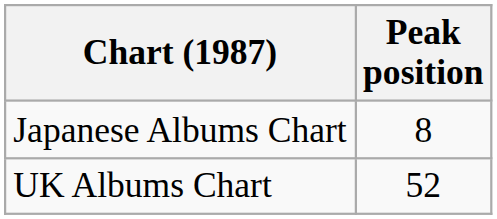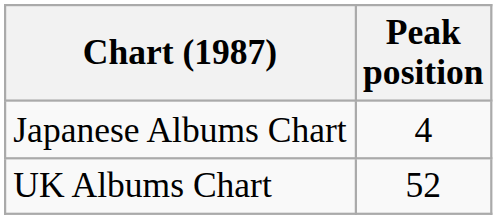(423, 128) 8 -> (423, 128) 4
